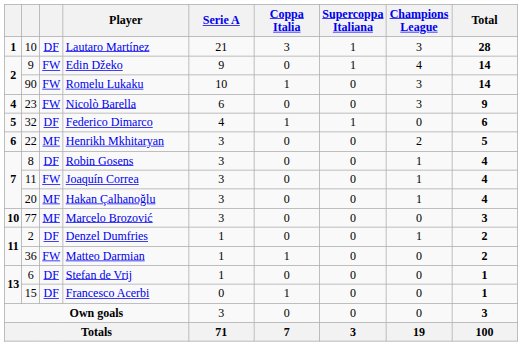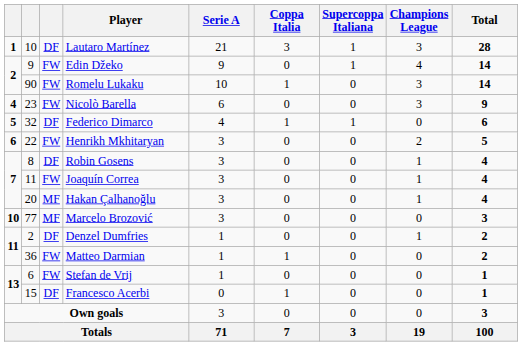(51, 141) MF -> (51, 141) FW
(51, 274) DF -> (51, 274) FW
